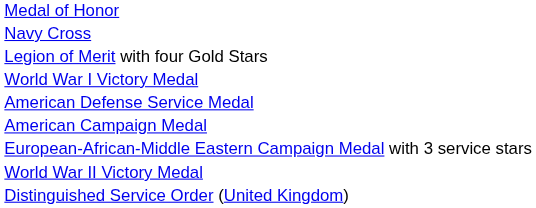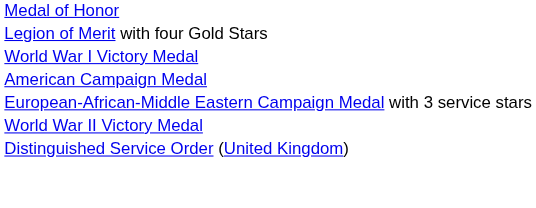- row: (48, 33)
- row: (129, 102)
